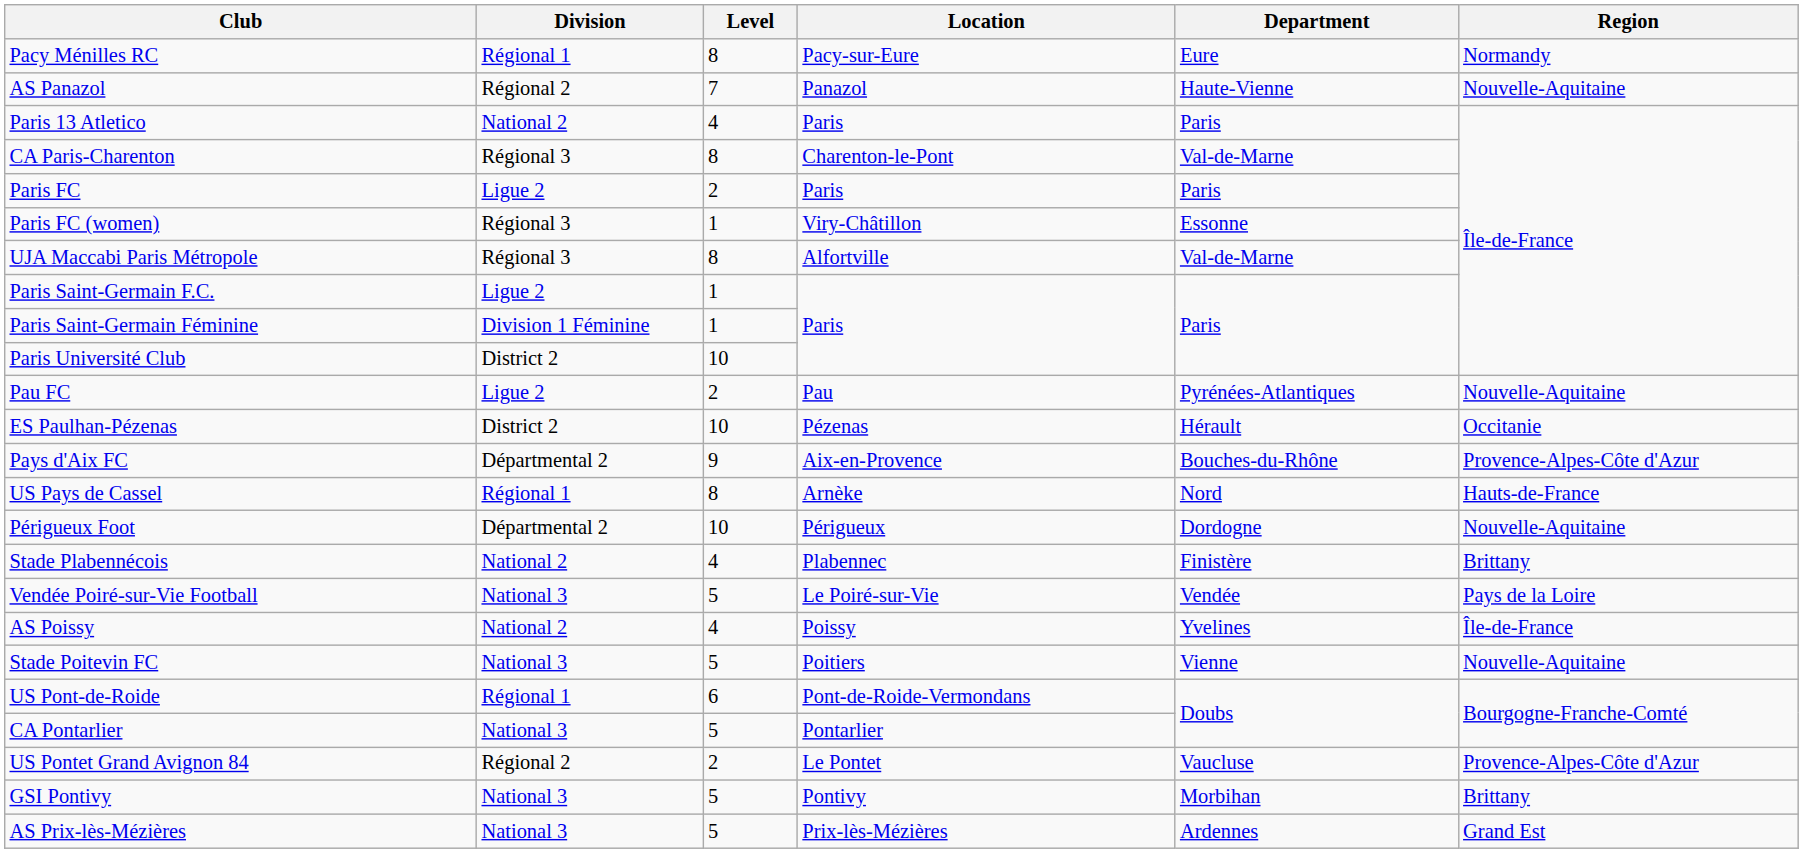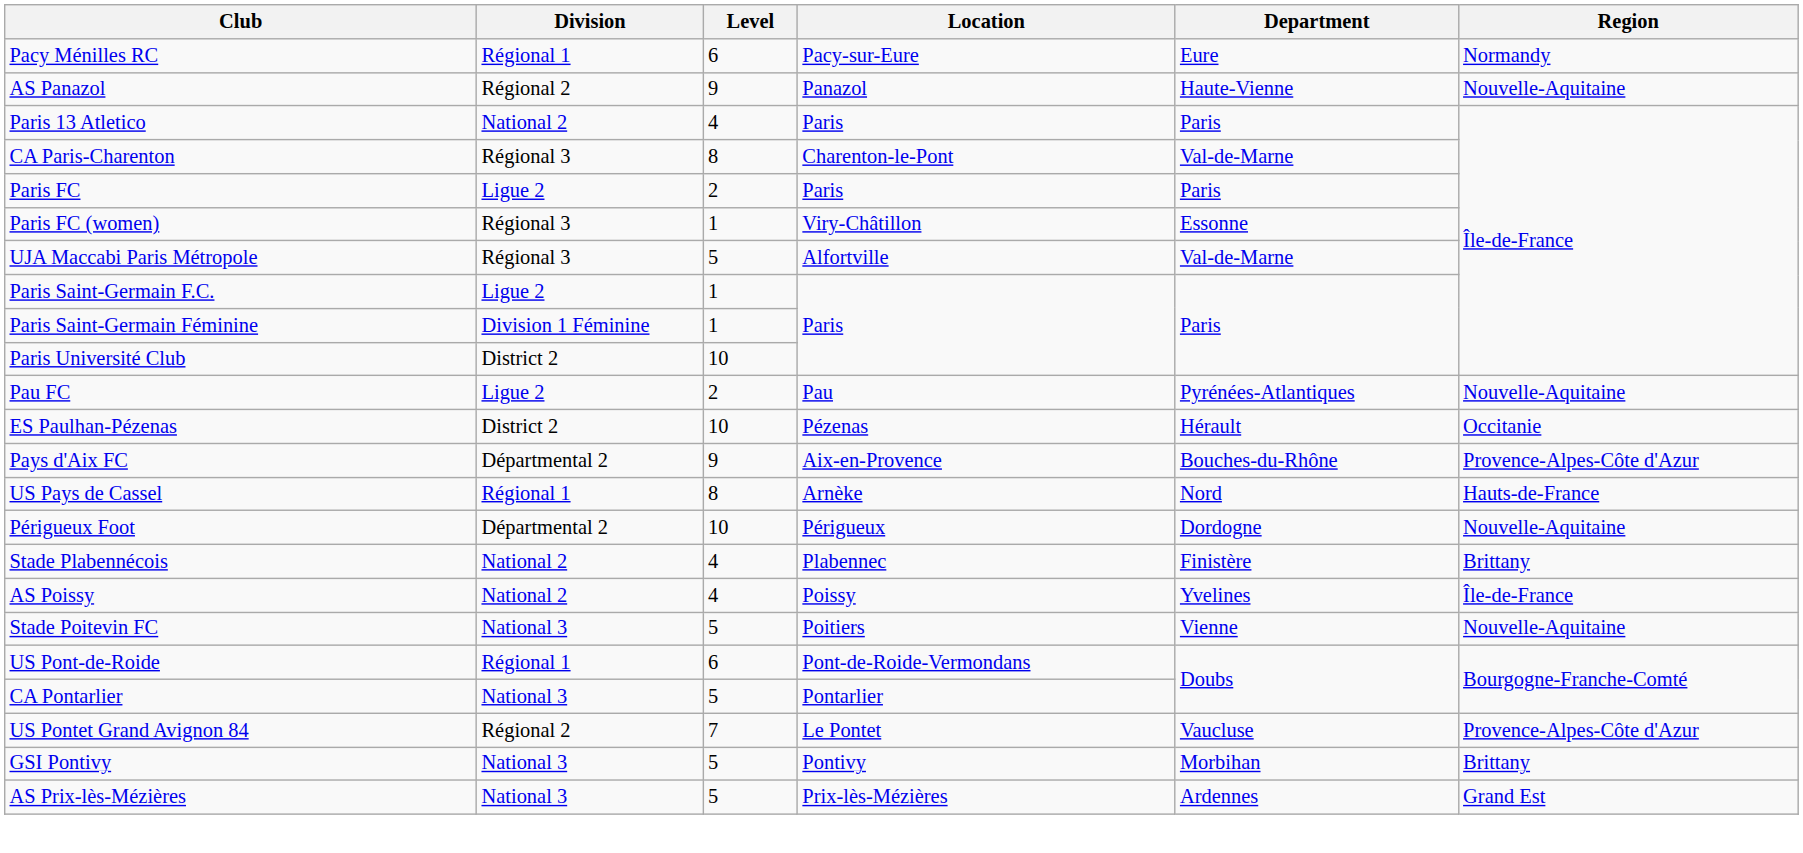(713, 55) 8 -> (713, 55) 6
(713, 89) 7 -> (713, 89) 9
(713, 257) 8 -> (713, 257) 5
- row: (134, 595)
(713, 763) 2 -> (713, 729) 7
